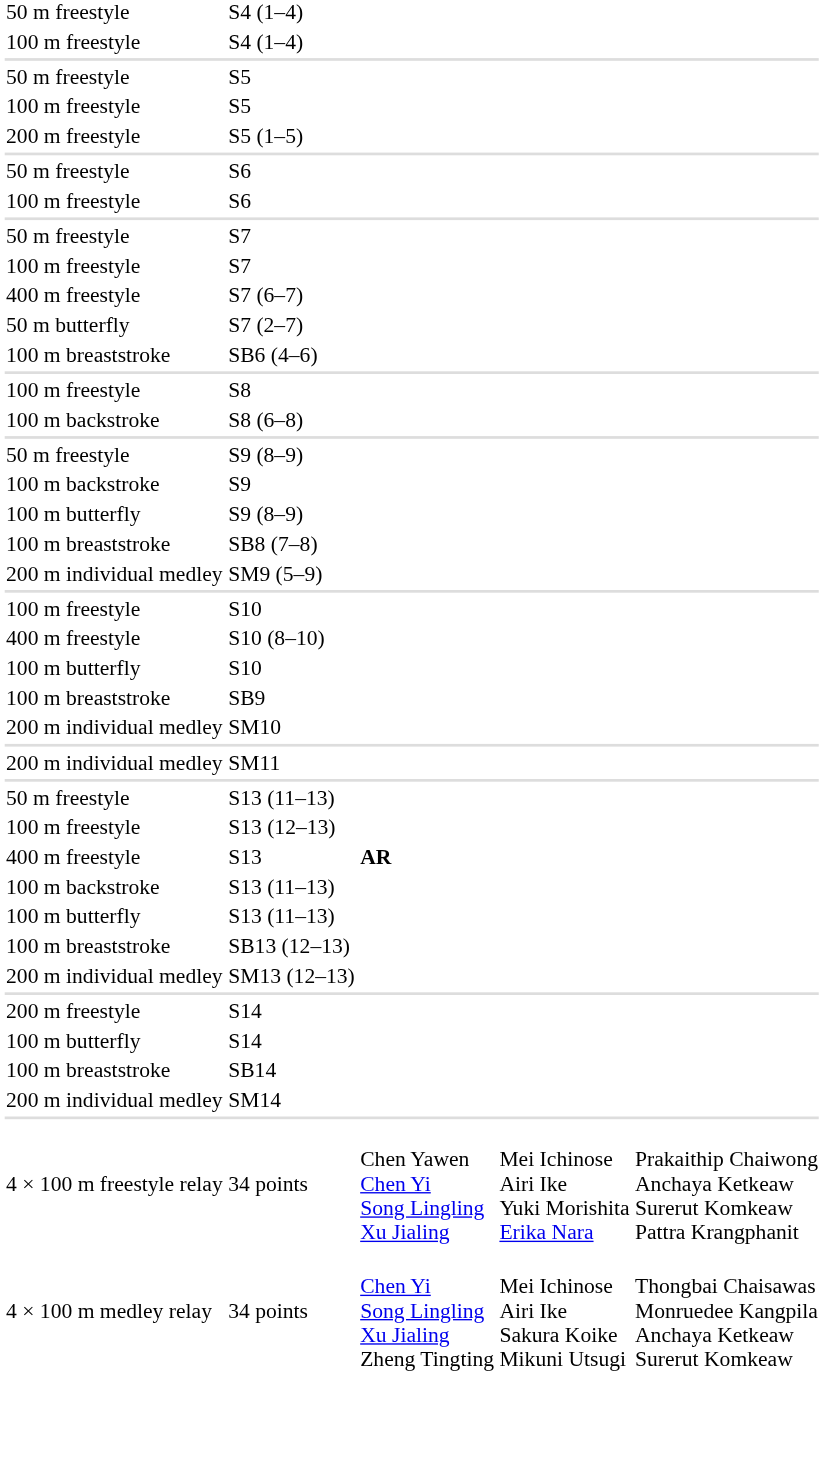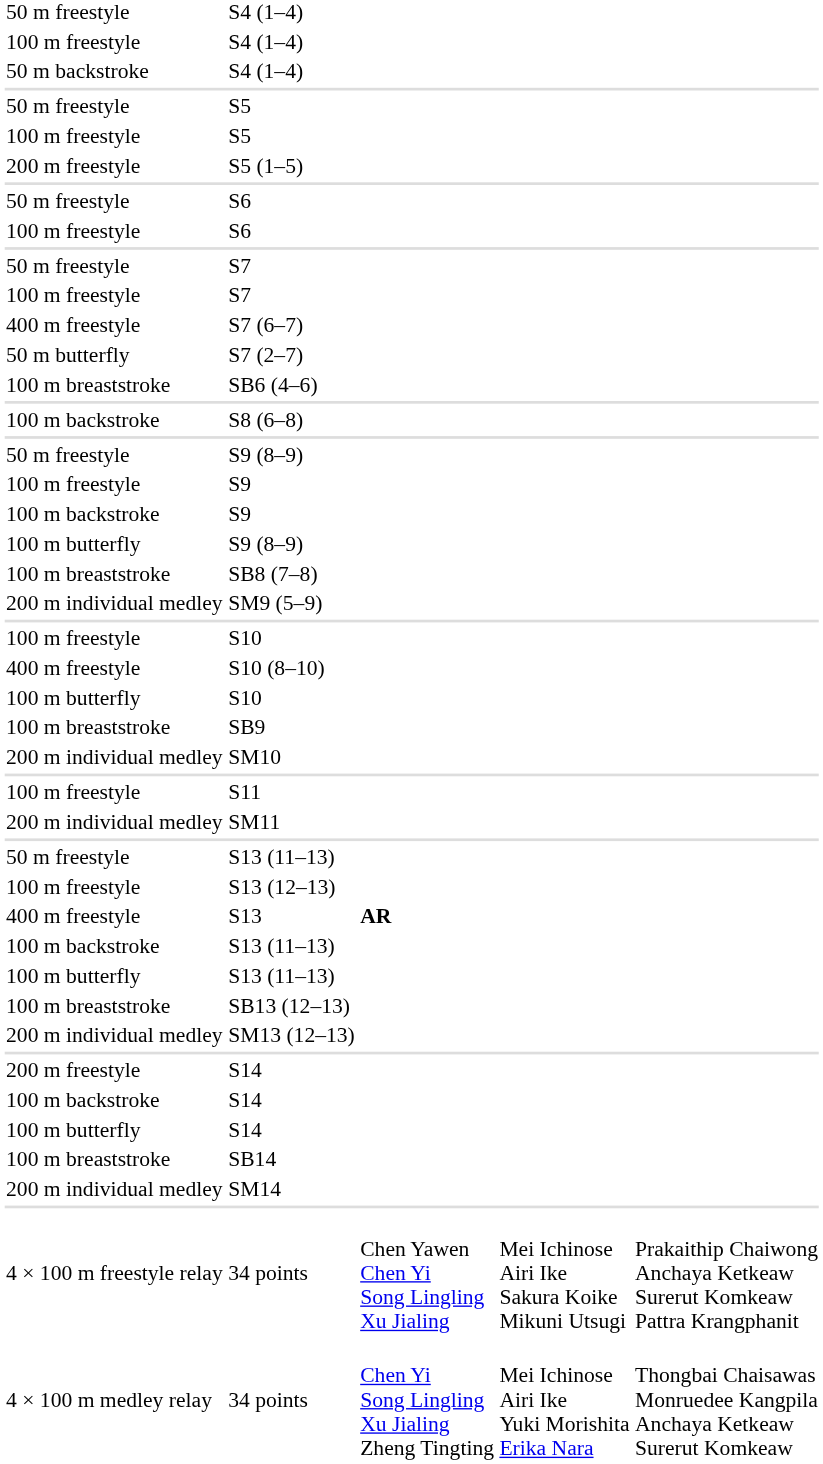+ row: (77, 71)
- row: (73, 390)
+ row: (73, 484)
+ row: (73, 792)
+ row: (83, 1100)
(565, 1195) Mei Ichinose Airi Ike Yuki Morishita Erika Nara -> (563, 1285) Mei Ichinose Airi Ike Sakura Koike Mikuni Utsugi
(563, 1322) Mei Ichinose Airi Ike Sakura Koike Mikuni Utsugi -> (565, 1411) Mei Ichinose Airi Ike Yuki Morishita Erika Nara
